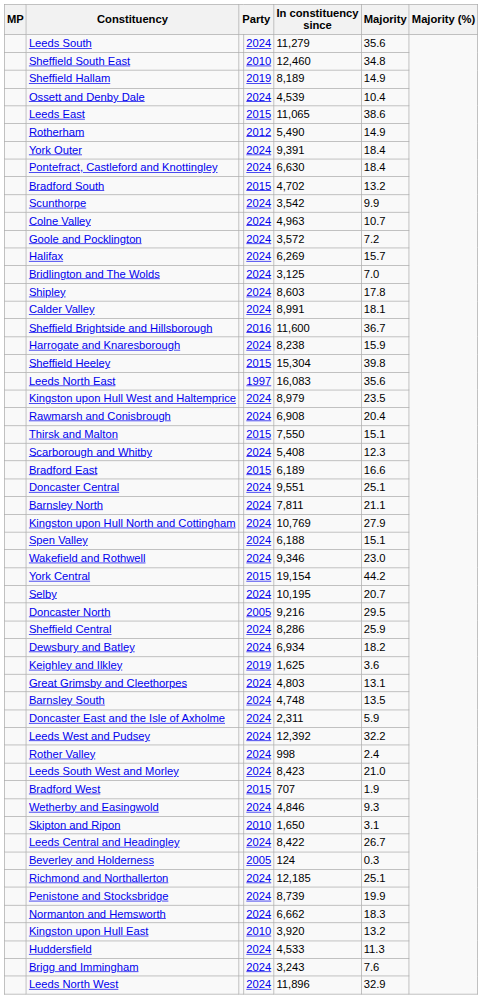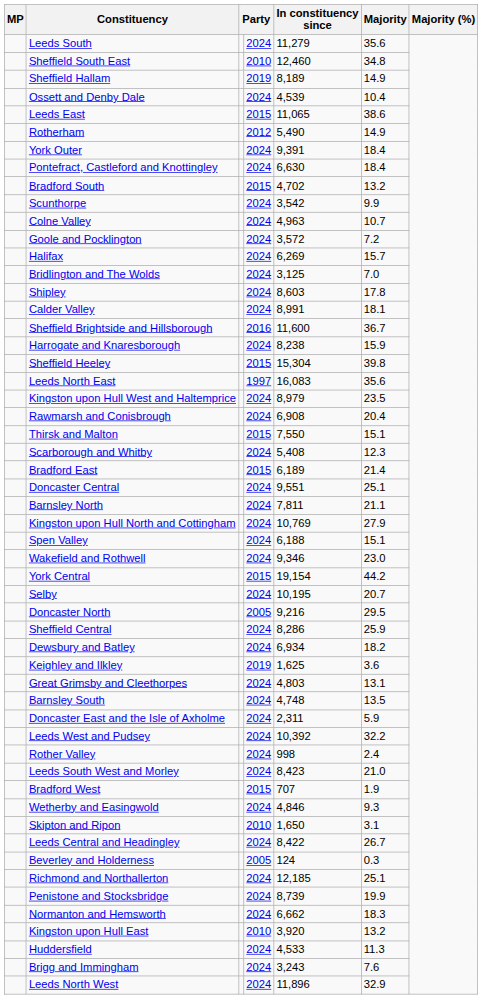(375, 470) 16.6 -> (375, 470) 21.4
(294, 736) 12,392 -> (294, 736) 10,392
